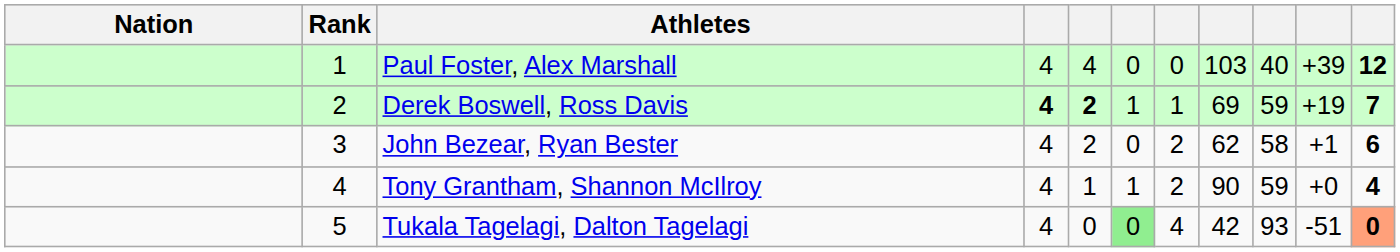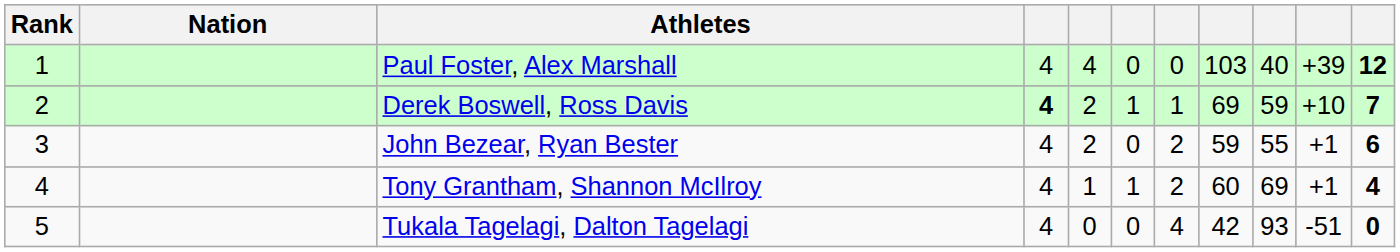columns swapped: (340, 24) <-> (154, 24)
(1090, 105) bold -> (1090, 105) normal
(1324, 105) +19 -> (1324, 105) +10
(1226, 145) 62 -> (1226, 145) 59
(1274, 145) 58 -> (1274, 145) 55
(1226, 186) 90 -> (1226, 186) 60
(1274, 186) 59 -> (1274, 186) 69
(1324, 186) +0 -> (1324, 186) +1
(1133, 226) lightgreen background -> (1133, 226) no background
(1373, 226) lightsalmon background -> (1373, 226) no background
